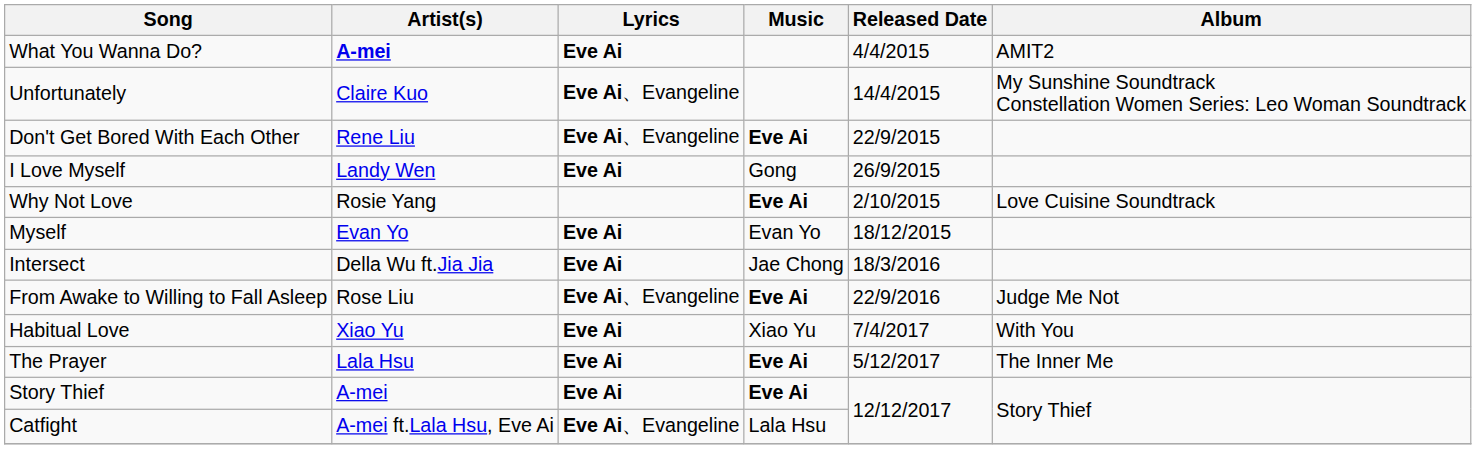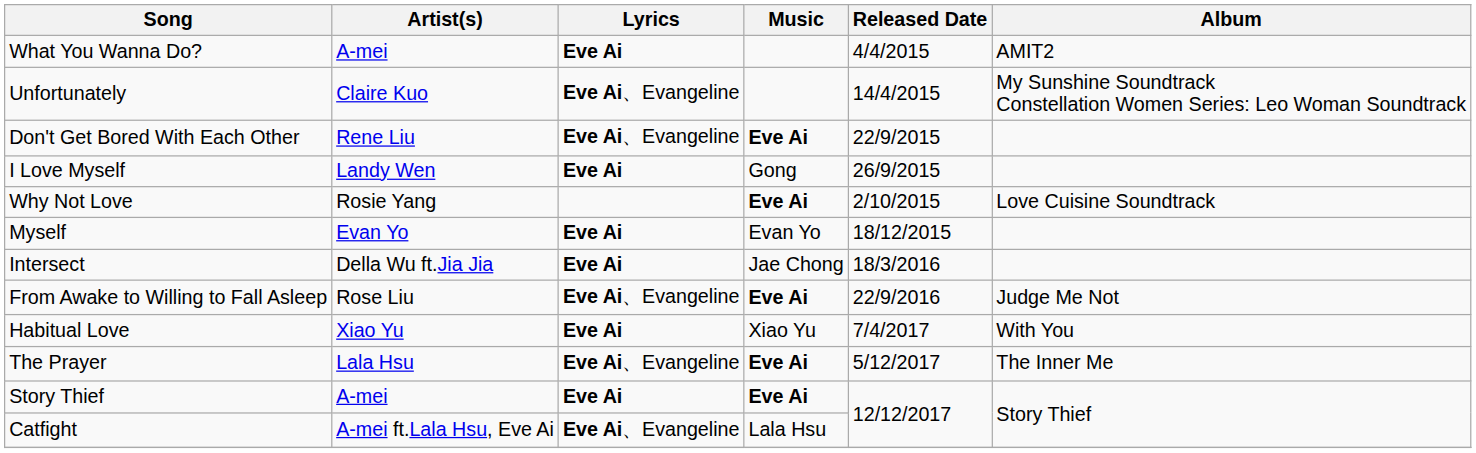(363, 51) bold -> (362, 51) normal
(593, 361) Eve Ai -> (651, 362) Eve Ai、Evangeline
